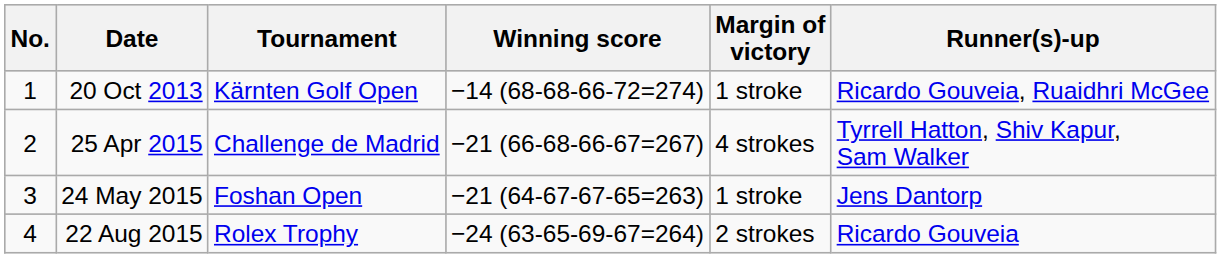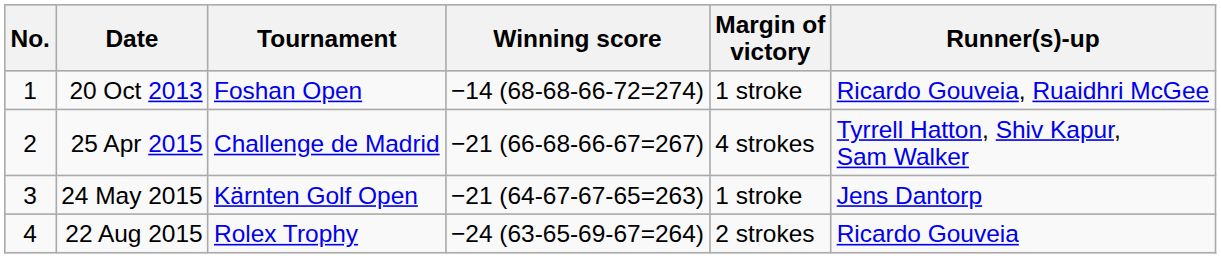(316, 90) Kärnten Golf Open -> (288, 90) Foshan Open
(288, 195) Foshan Open -> (316, 195) Kärnten Golf Open
